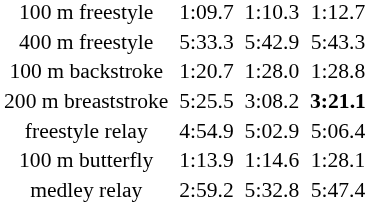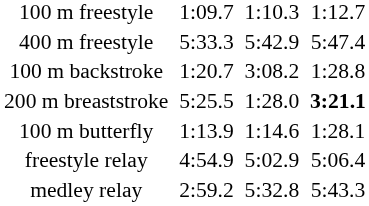(338, 41) 5:43.3 -> (338, 41) 5:47.4
(272, 71) 1:28.0 -> (272, 71) 3:08.2
(272, 101) 3:08.2 -> (272, 101) 1:28.0
rows swapped: (86, 160) <-> (86, 130)
(338, 190) 5:47.4 -> (338, 190) 5:43.3
